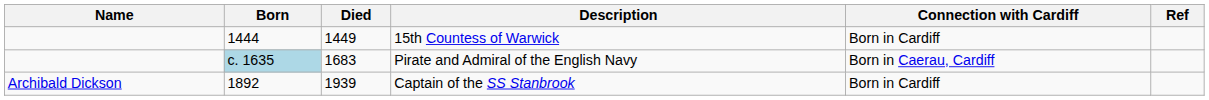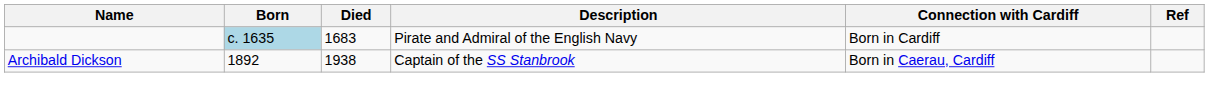- row: (477, 38)
(922, 60) Born in Caerau, Cardiff -> (894, 38) Born in Cardiff
(340, 83) 1939 -> (340, 60) 1938
(894, 83) Born in Cardiff -> (922, 60) Born in Caerau, Cardiff
